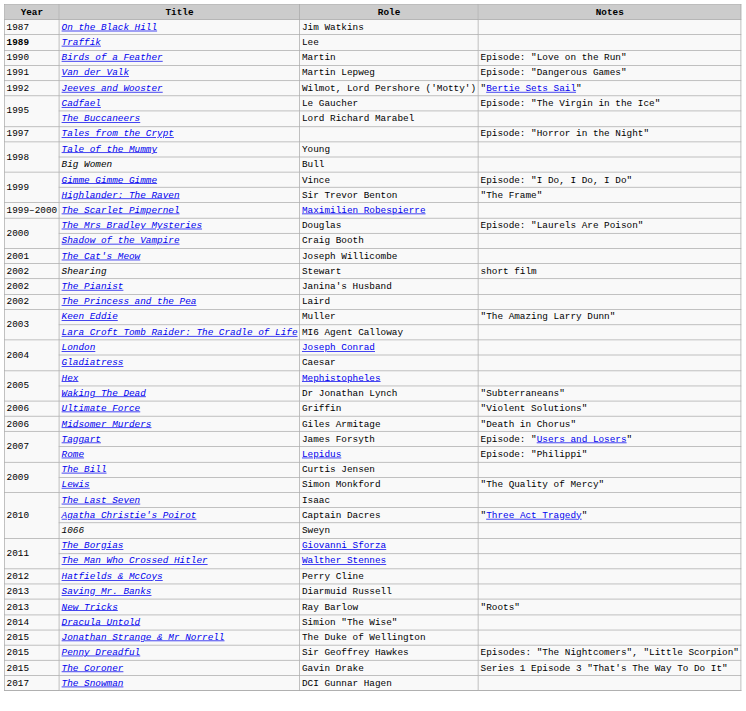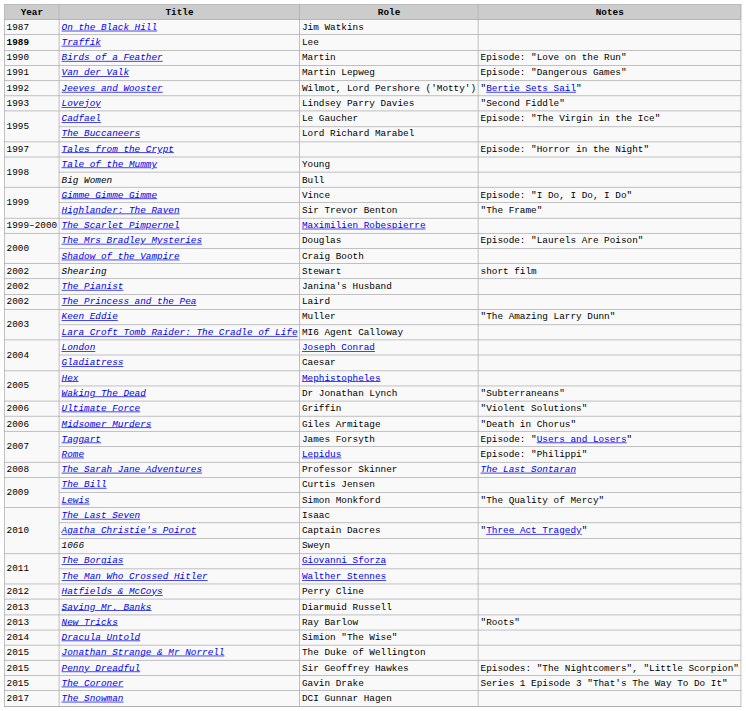+ row: (81, 104)
- row: (101, 256)
+ row: (132, 470)
